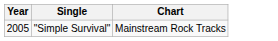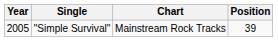+ column: (250, 12)
